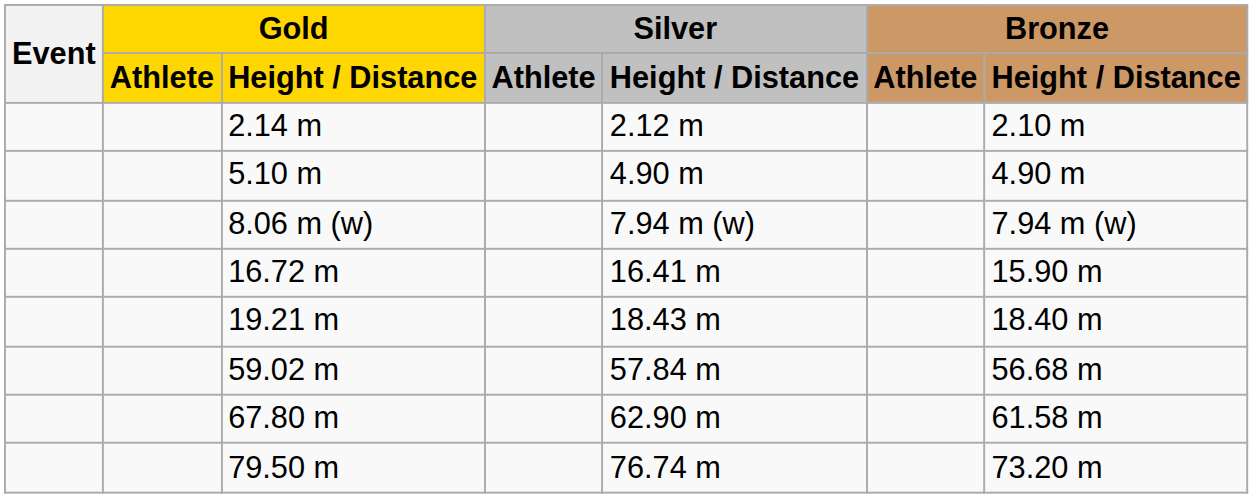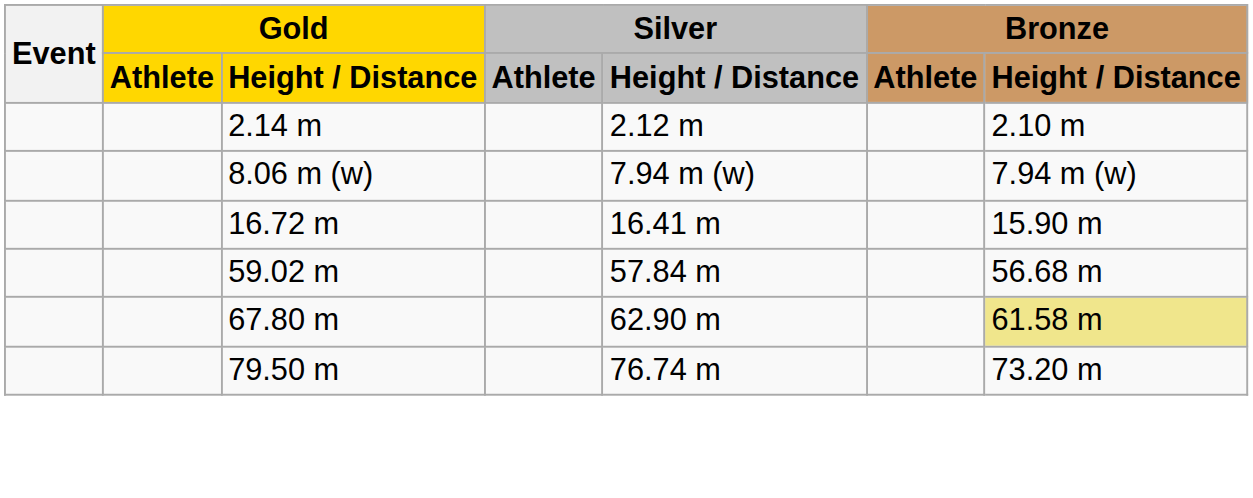- row: (275, 175)
- row: (284, 321)
(1047, 418) no background -> (1047, 321) khaki background
